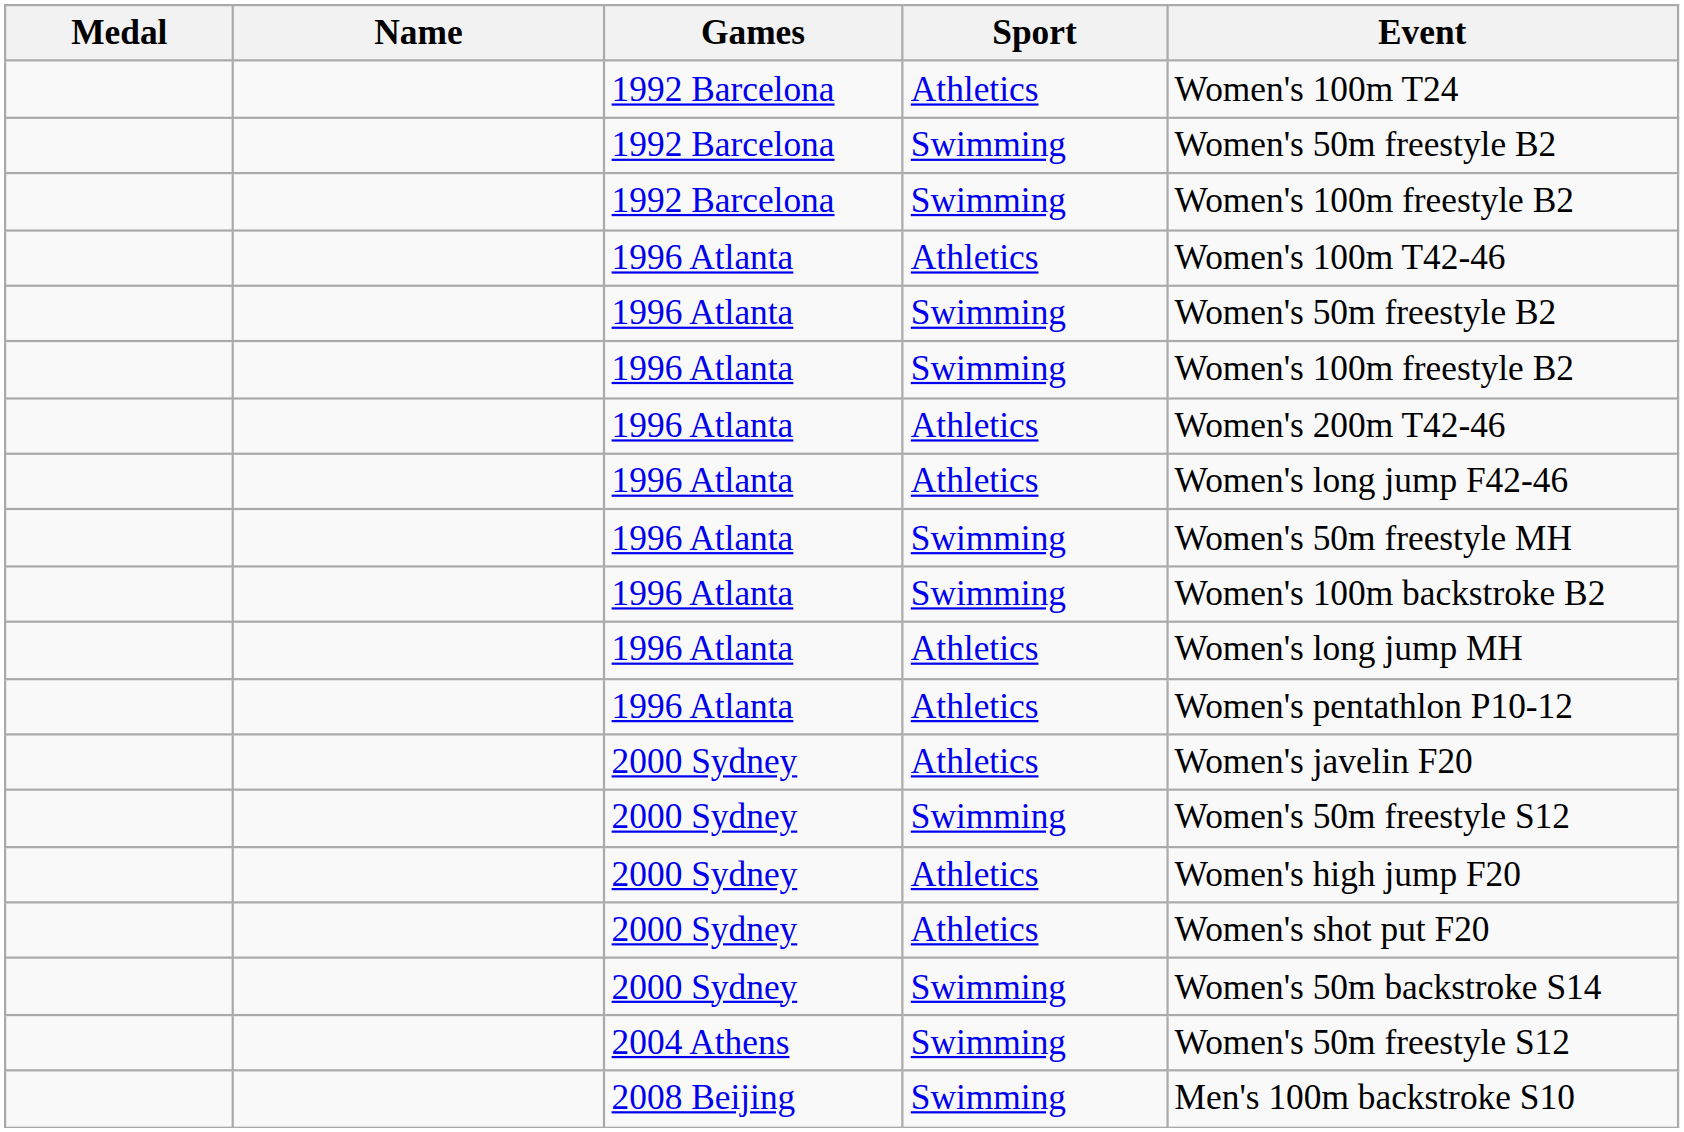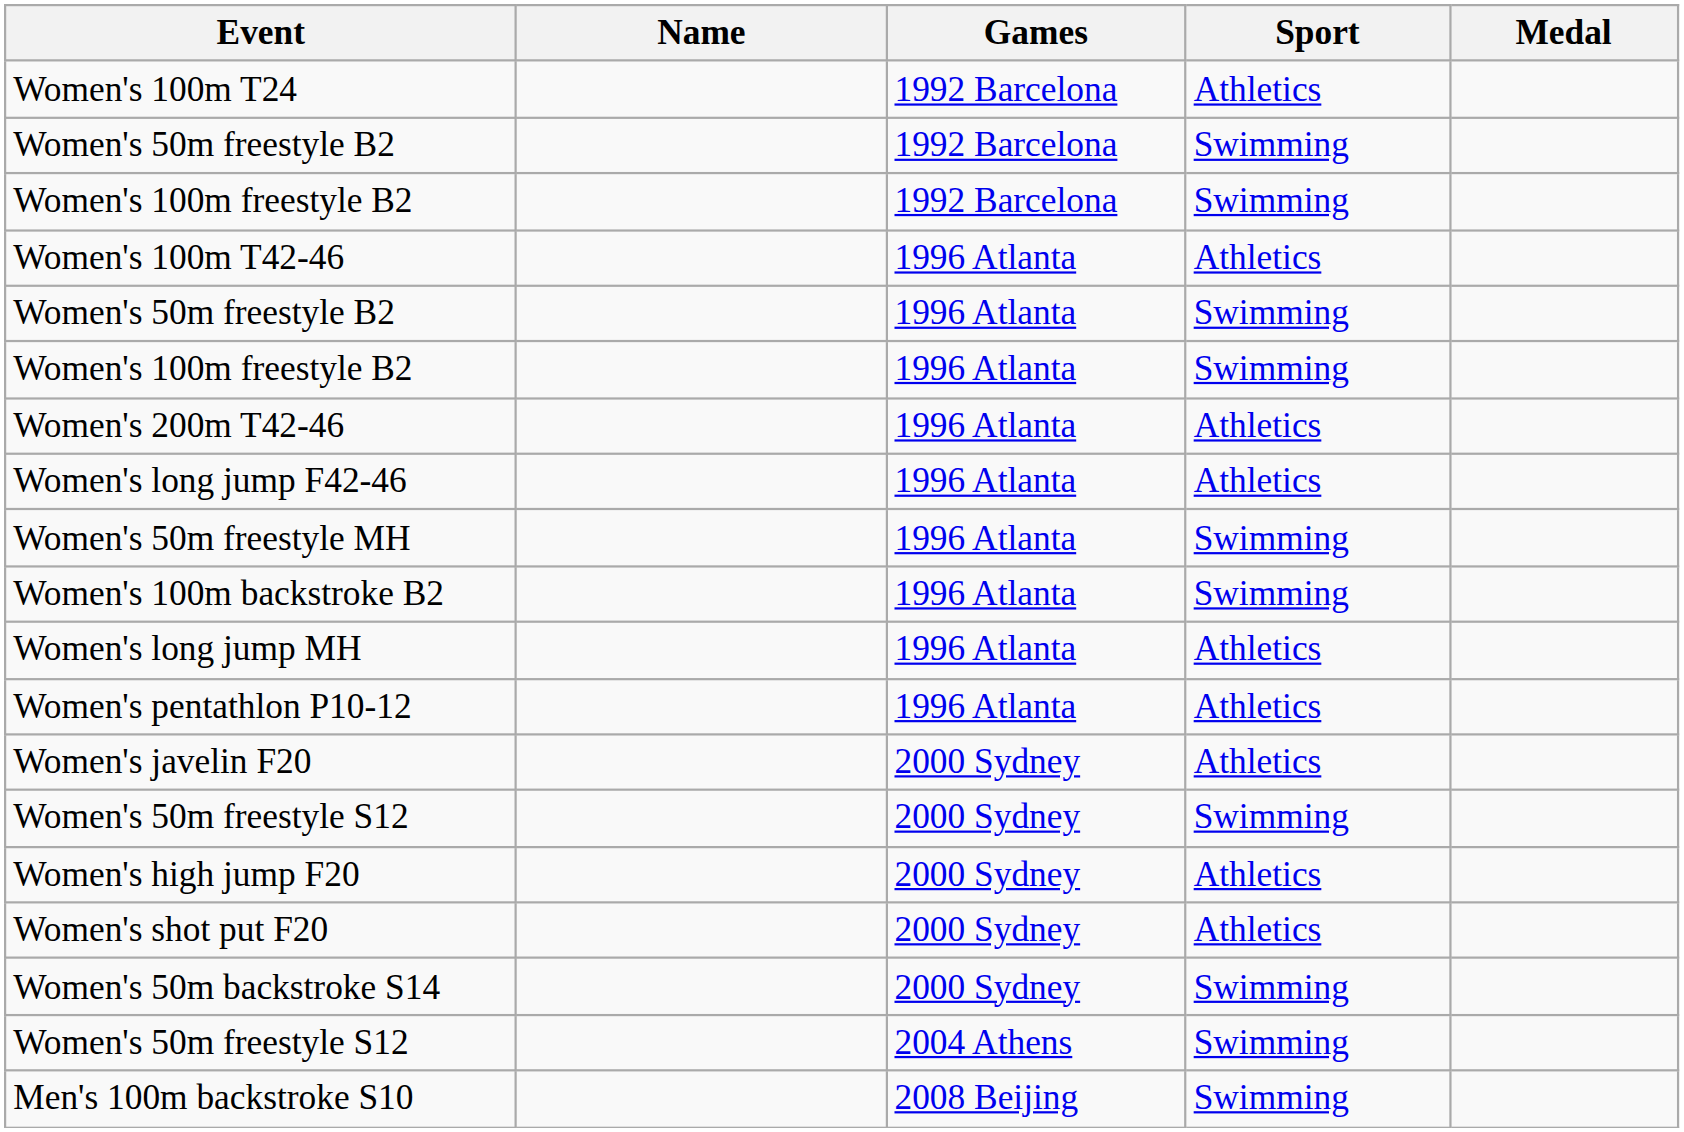columns swapped: (119, 32) <-> (1422, 32)
